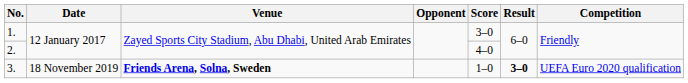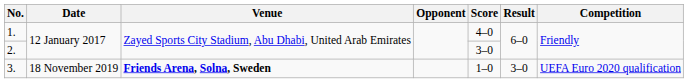(484, 31) 3–0 -> (484, 31) 4–0
(484, 50) 4–0 -> (484, 50) 3–0
(519, 68) bold -> (519, 68) normal
